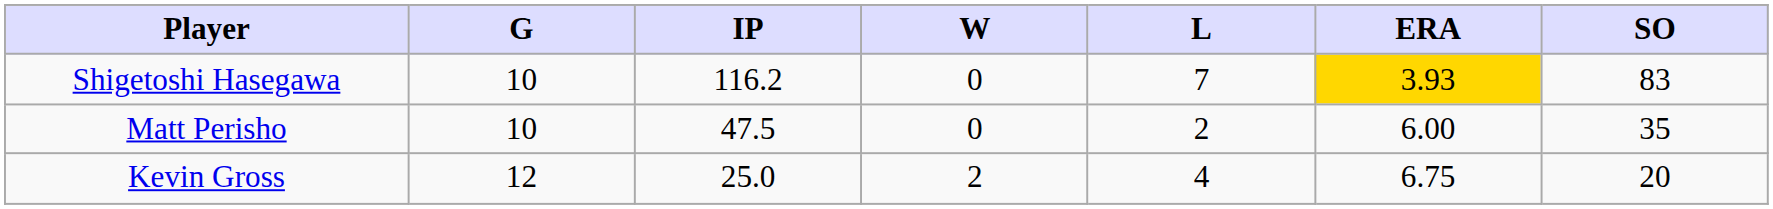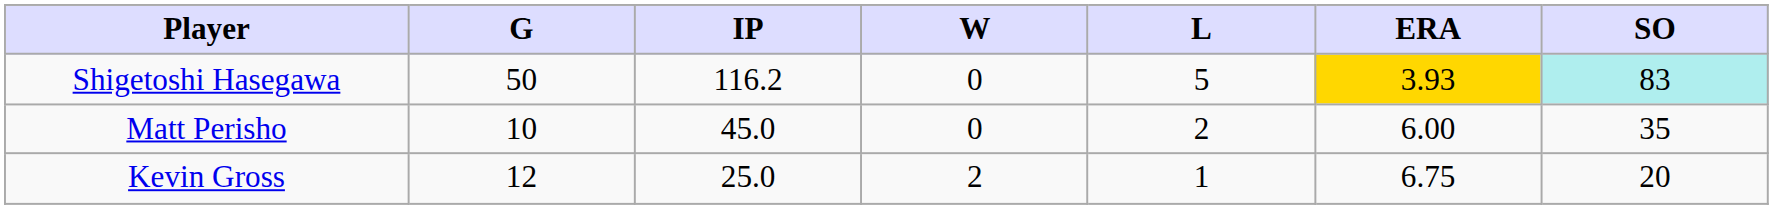(521, 78) 10 -> (521, 78) 50
(1201, 78) 7 -> (1201, 78) 5
(1655, 78) no background -> (1655, 78) paleturquoise background
(748, 128) 47.5 -> (748, 128) 45.0
(1201, 177) 4 -> (1201, 177) 1
